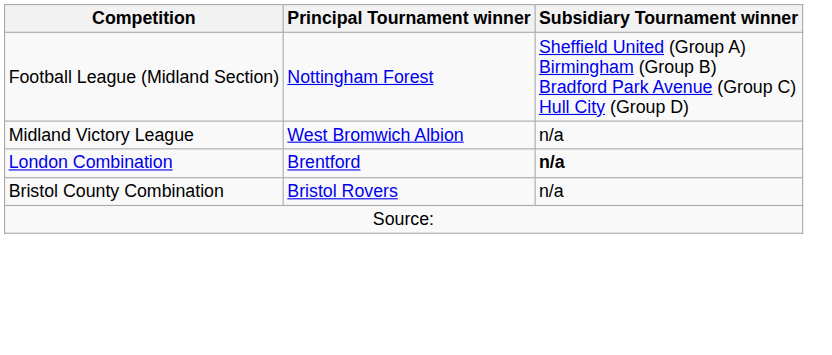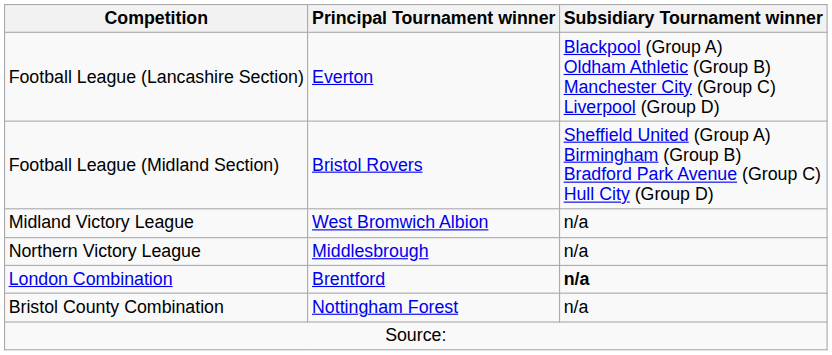+ row: (156, 76)
(360, 76) Nottingham Forest -> (367, 164) Bristol Rovers
+ row: (105, 251)
(343, 191) Bristol Rovers -> (385, 307) Nottingham Forest
